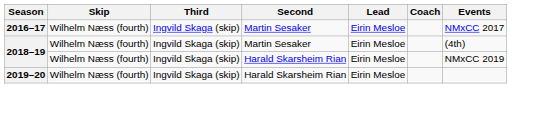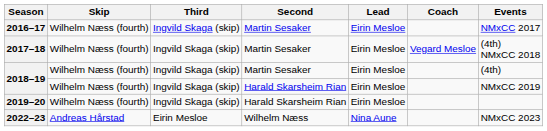+ row: (26, 49)
+ row: (26, 117)
